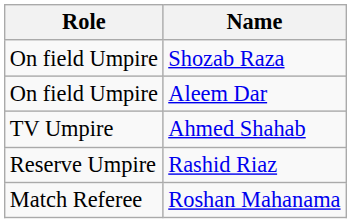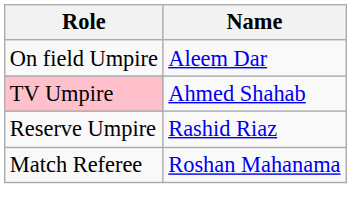- row: (226, 57)
(62, 128) no background -> (62, 93) pink background
